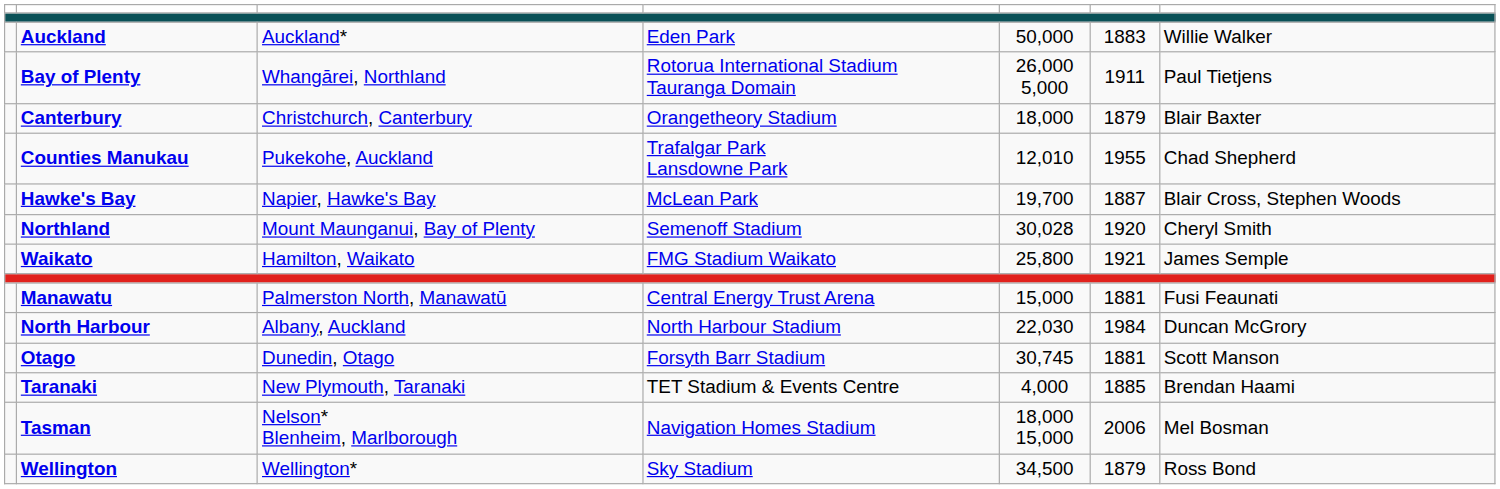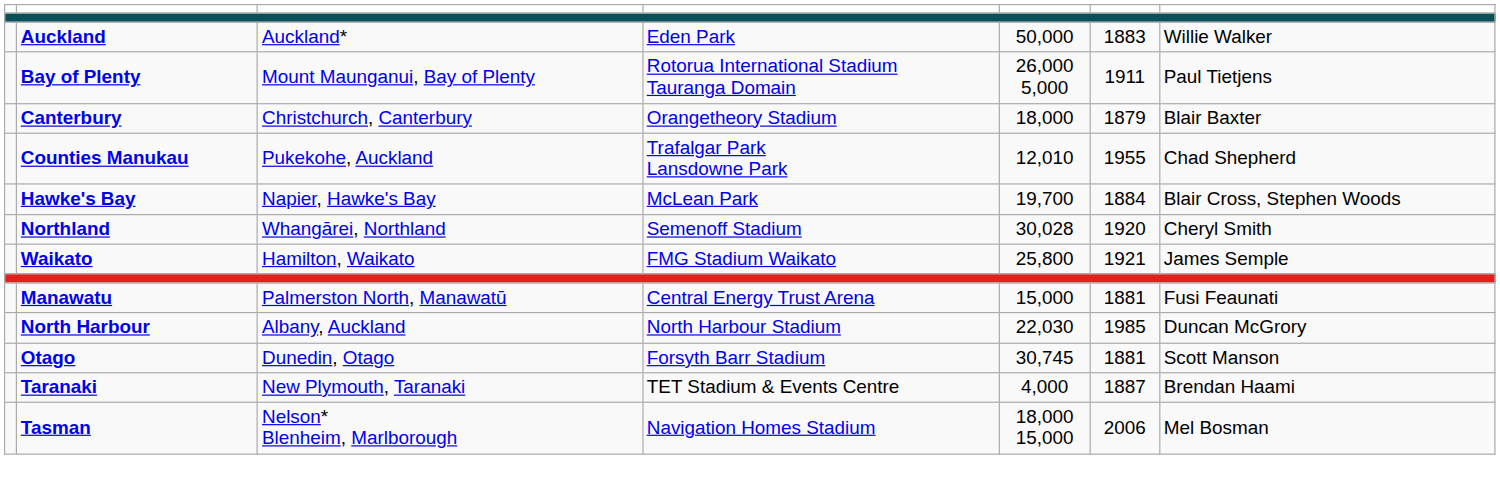(354, 77) Whangārei, Northland -> (398, 77) Mount Maunganui, Bay of Plenty
(1125, 199) 1887 -> (1125, 199) 1884
(398, 229) Mount Maunganui, Bay of Plenty -> (354, 229) Whangārei, Northland
(1125, 327) 1984 -> (1125, 327) 1985
(1125, 387) 1885 -> (1125, 387) 1887
- row: (69, 468)
